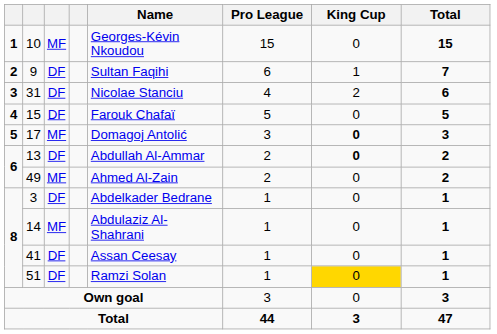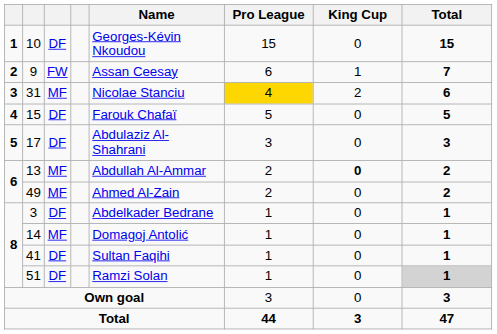(57, 43) MF -> (57, 43) DF
(57, 72) DF -> (57, 72) FW
(130, 72) Sultan Faqihi -> (135, 72) Assan Ceesay
(57, 93) DF -> (57, 93) MF
(267, 93) no background -> (269, 93) gold background
(57, 135) MF -> (57, 142) DF
(139, 135) Domagoj Antolić -> (131, 142) Abdulaziz Al-Shahrani
(356, 135) bold -> (358, 142) normal
(57, 156) DF -> (57, 171) MF
(129, 226) Abdulaziz Al-Shahrani -> (140, 234) Domagoj Antolić
(134, 255) Assan Ceesay -> (131, 255) Sultan Faqihi
(356, 276) gold background -> (358, 276) no background
(445, 276) no background -> (447, 276) lightgrey background
